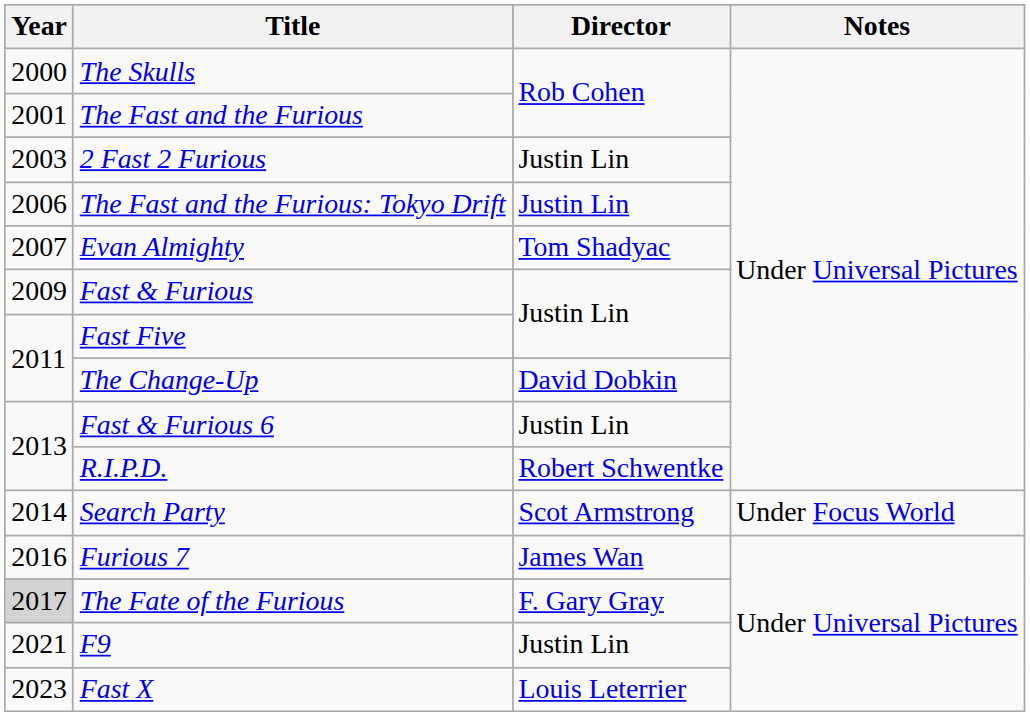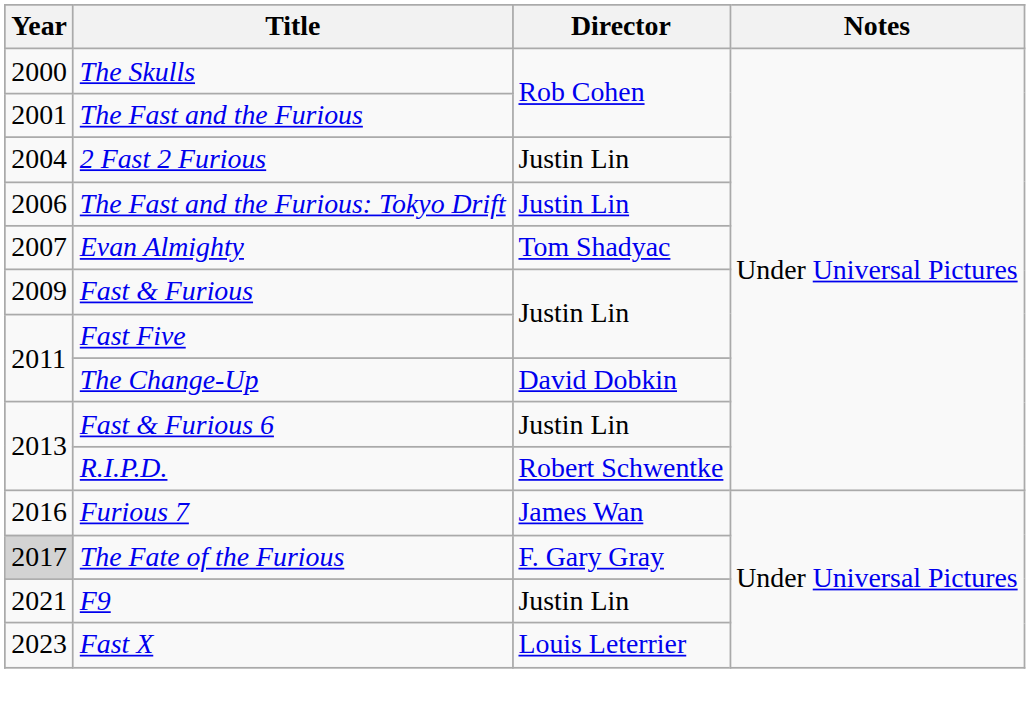(39, 159) 2003 -> (39, 159) 2004
- row: (152, 512)
